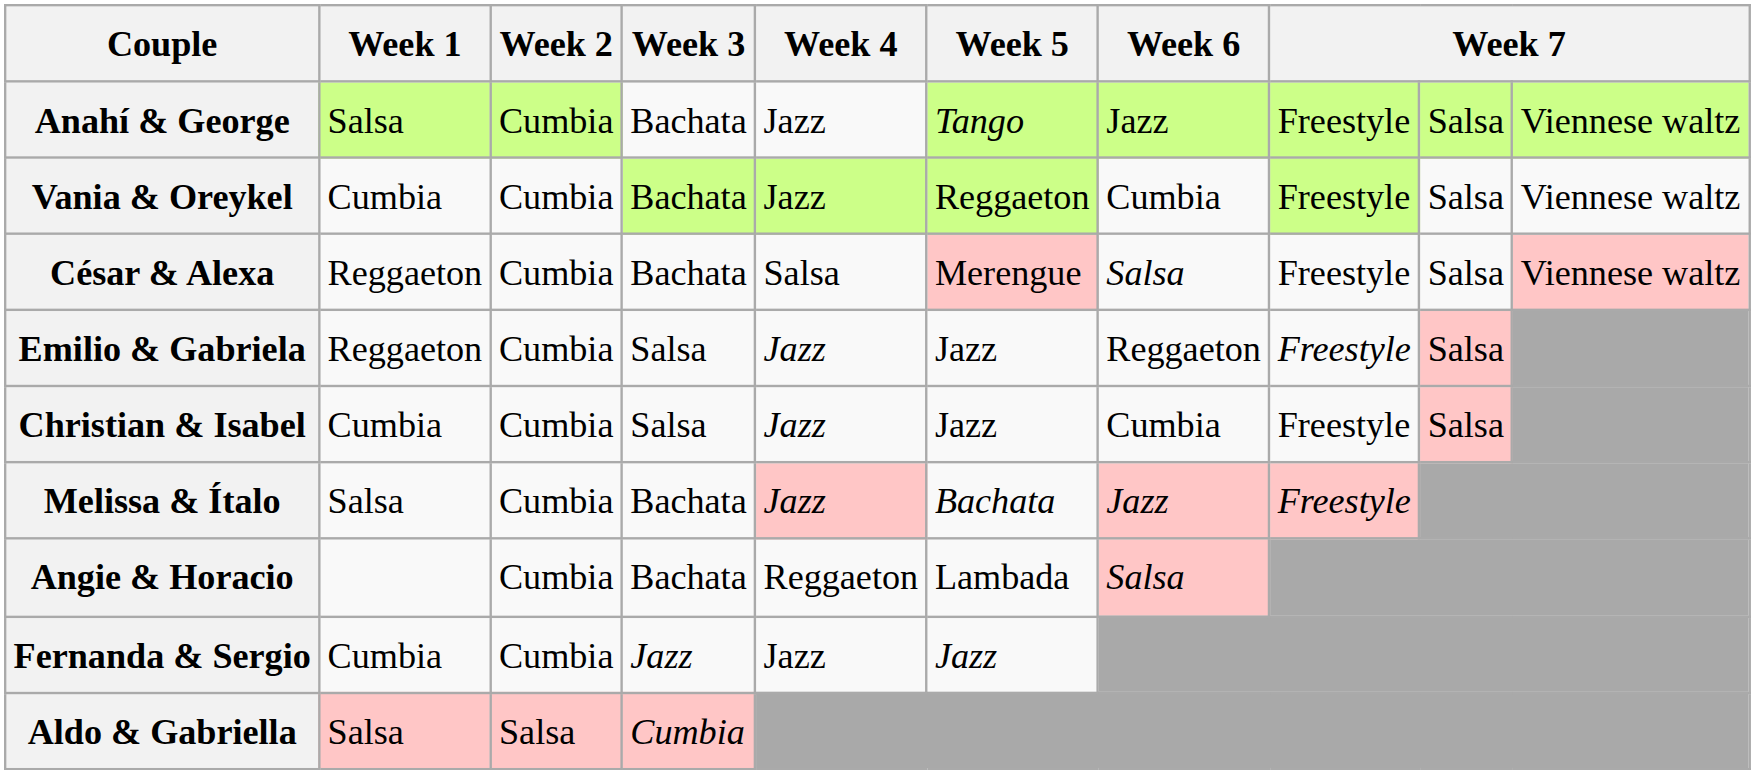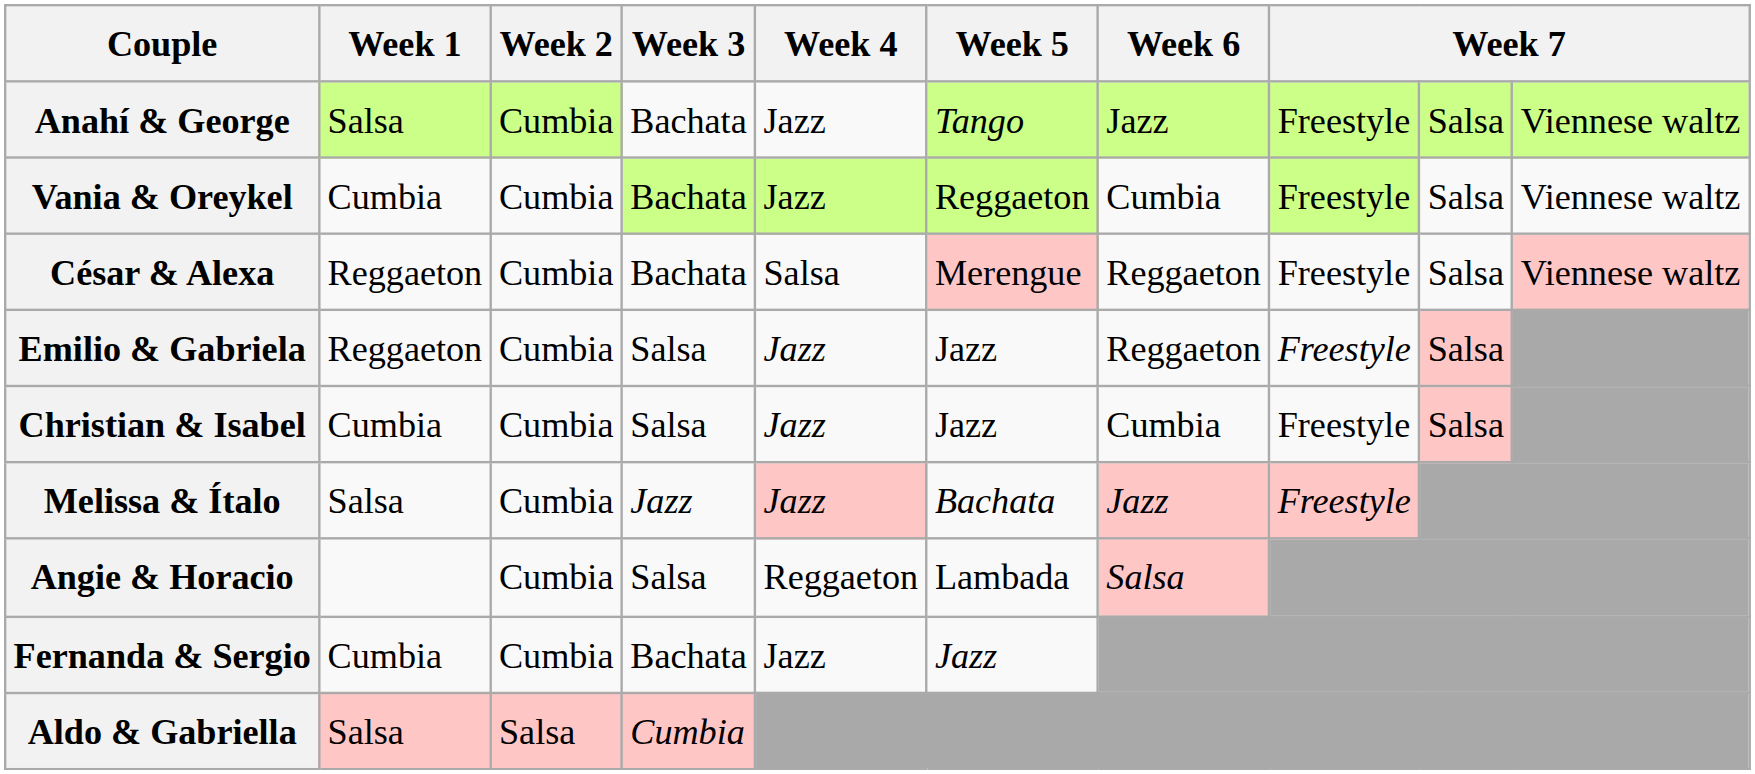(1145, 272) Salsa -> (1184, 272) Reggaeton
(688, 501) Bachata -> (661, 501) Jazz
(688, 578) Bachata -> (668, 578) Salsa
(661, 654) Jazz -> (688, 654) Bachata
